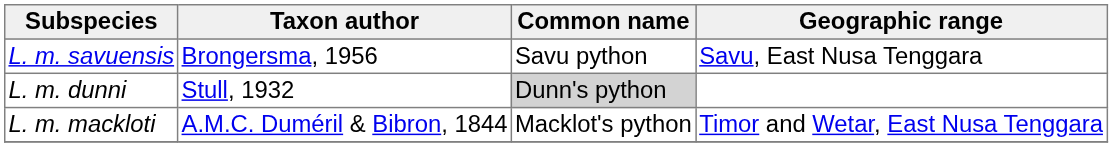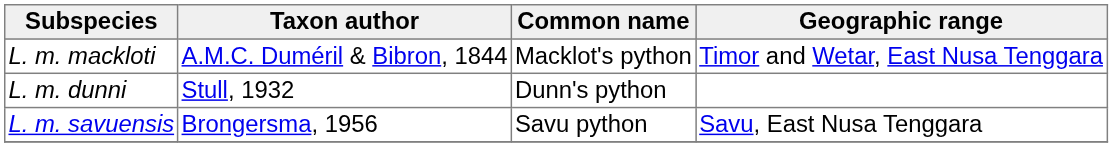rows swapped: (82, 124) <-> (91, 55)
(591, 90) lightgrey background -> (591, 90) no background
